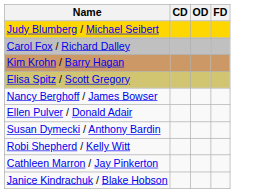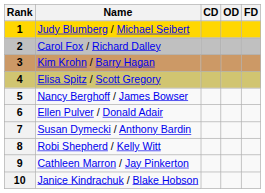+ column: (20, 12)
